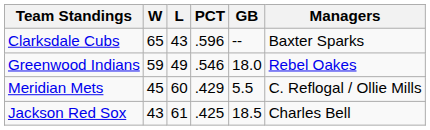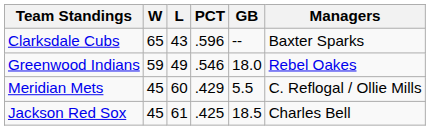(155, 112) 43 -> (155, 112) 45
